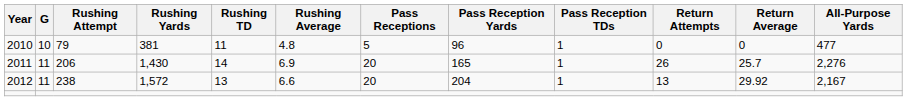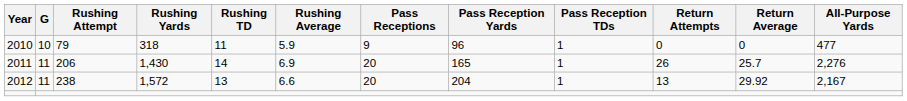(149, 44) 381 -> (149, 44) 318
(287, 44) 4.8 -> (287, 44) 5.9
(366, 44) 5 -> (366, 44) 9
